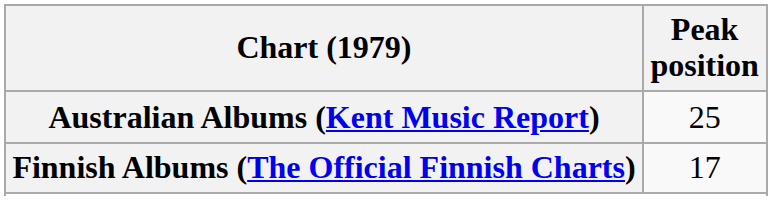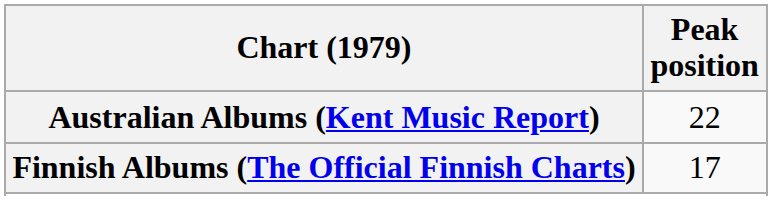(705, 116) 25 -> (705, 116) 22
